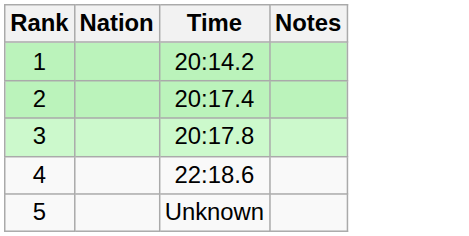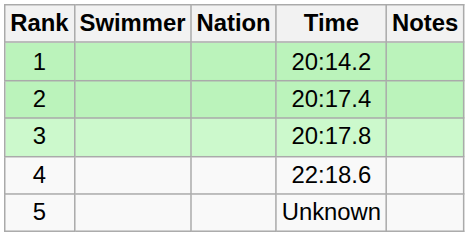+ column: (133, 23)
